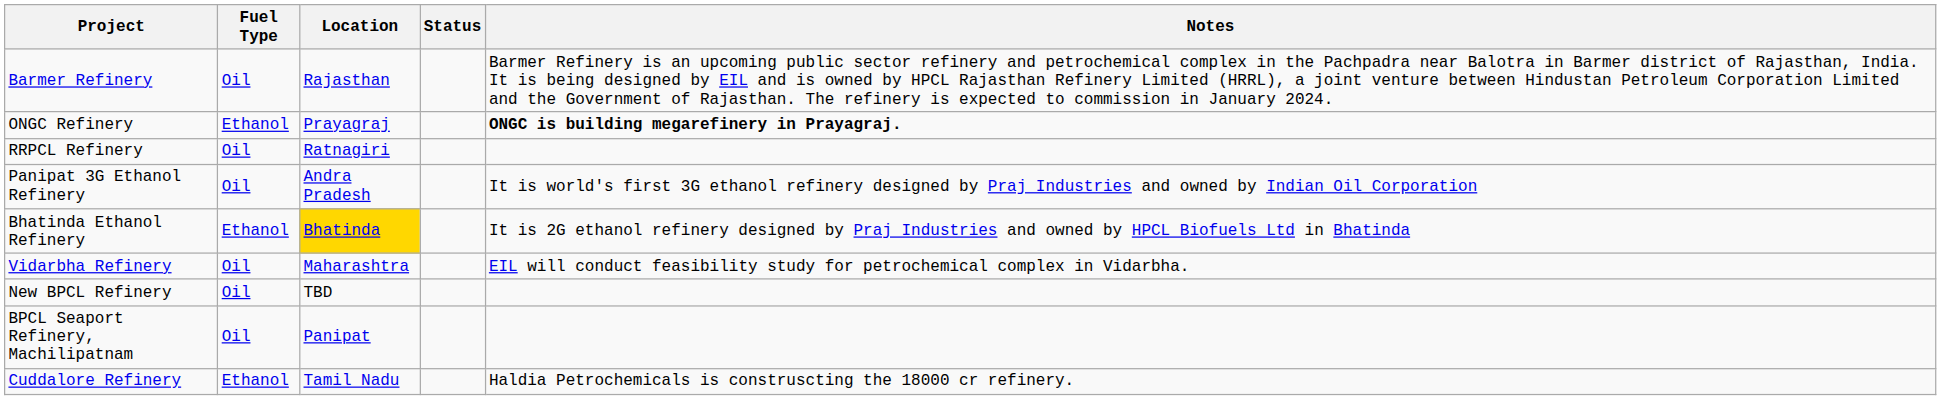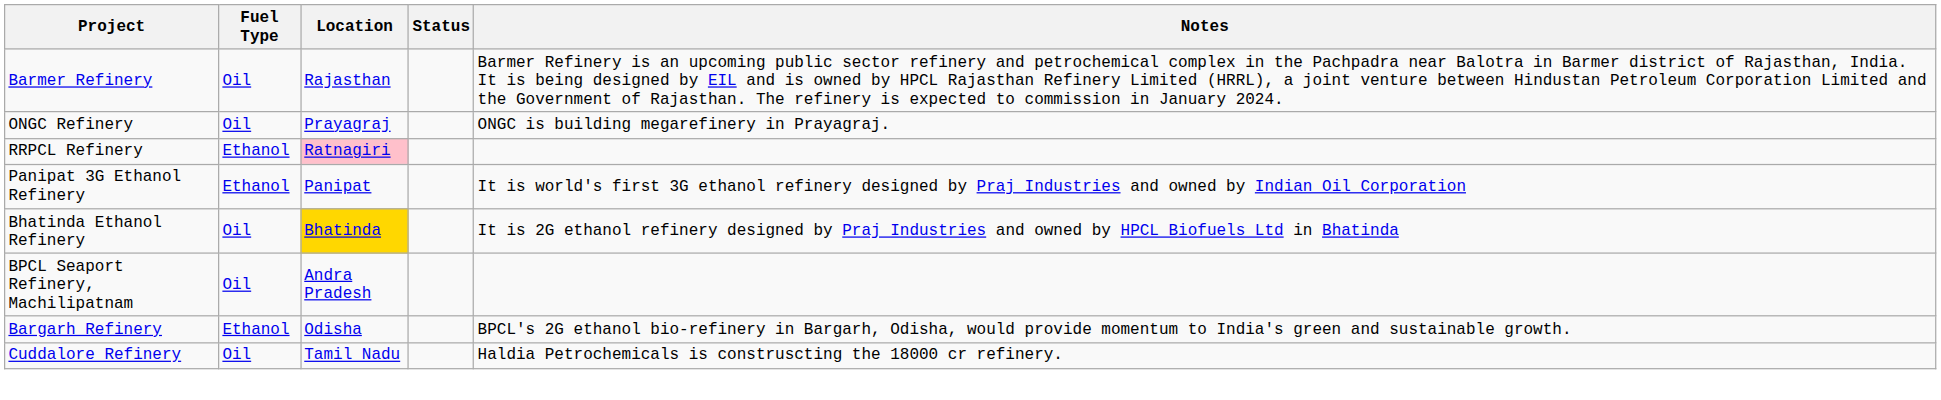(255, 125) Ethanol -> (237, 125) Oil
(695, 125) bold -> (684, 125) normal
(236, 151) Oil -> (256, 151) Ethanol
(347, 151) no background -> (347, 151) pink background
(236, 186) Oil -> (256, 186) Ethanol
(337, 186) Andra Pradesh -> (338, 186) Panipat
(255, 231) Ethanol -> (237, 231) Oil
- row: (90, 266)
- row: (90, 292)
(337, 337) Panipat -> (338, 285) Andra Pradesh
+ row: (85, 329)
(255, 381) Ethanol -> (237, 355) Oil
